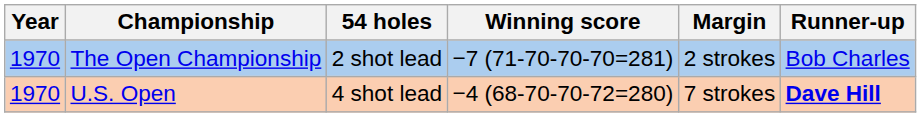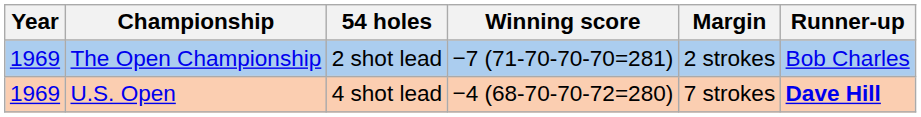(35, 58) 1970 -> (35, 58) 1969
(35, 93) 1970 -> (35, 93) 1969
